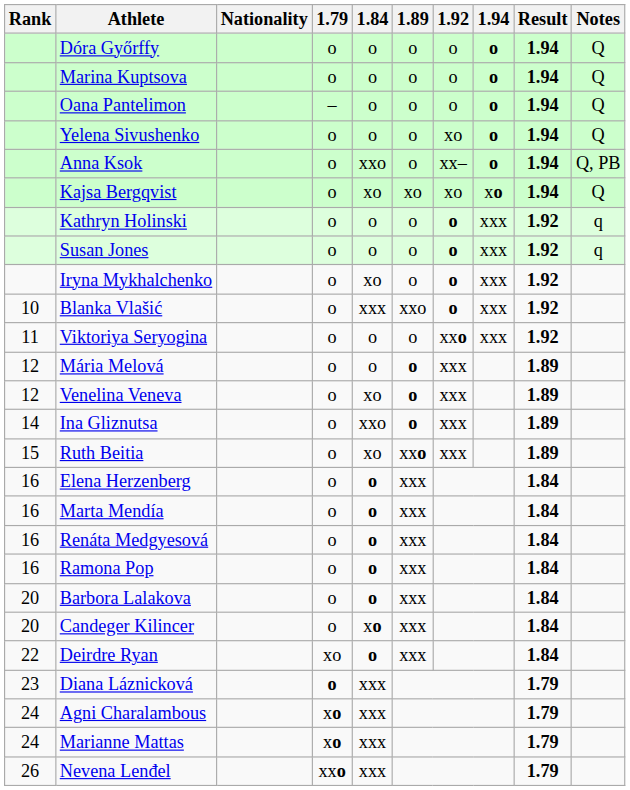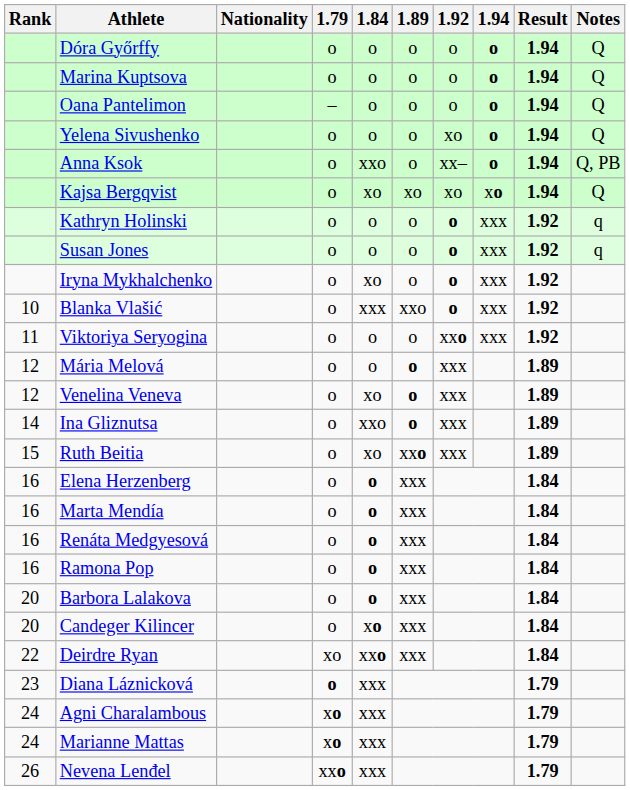(372, 655) o -> (372, 655) xxo
